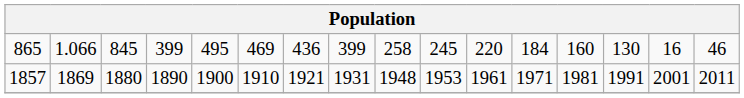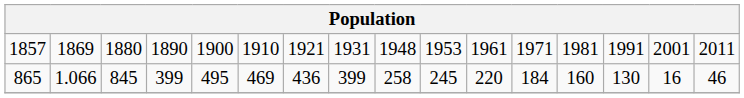rows swapped: (28, 78) <-> (28, 48)
